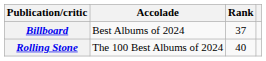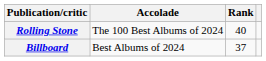rows swapped: (47, 30) <-> (47, 47)
